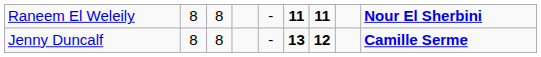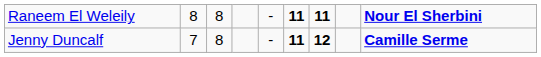(193, 40) 8 -> (193, 40) 7
(296, 40) 13 -> (296, 40) 11
